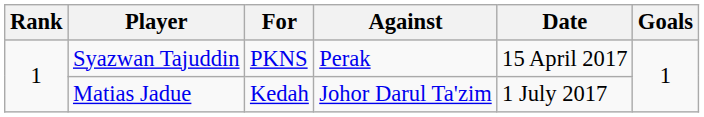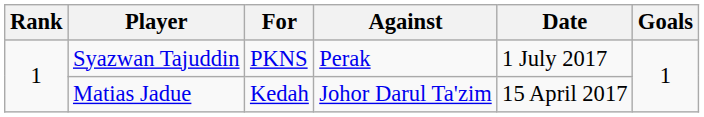(565, 58) 15 April 2017 -> (555, 58) 1 July 2017
(555, 93) 1 July 2017 -> (565, 93) 15 April 2017
